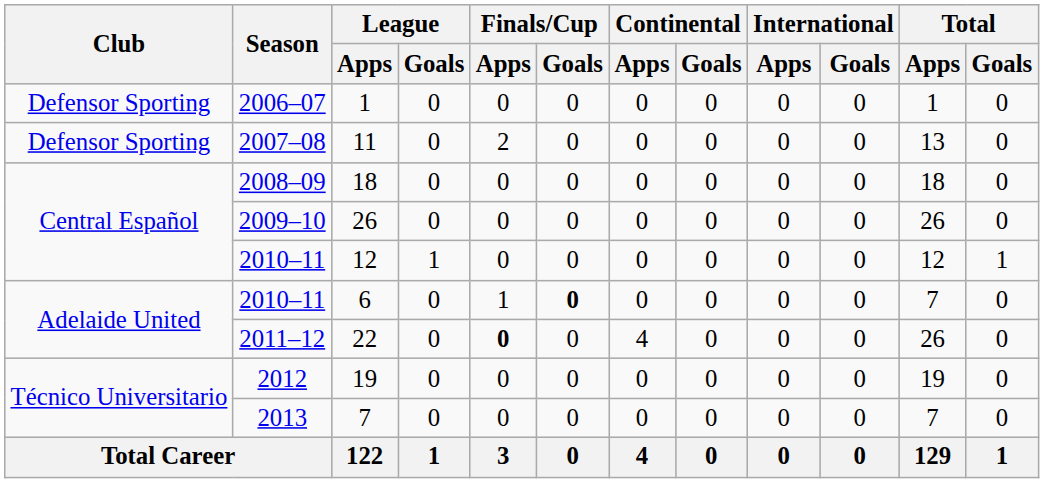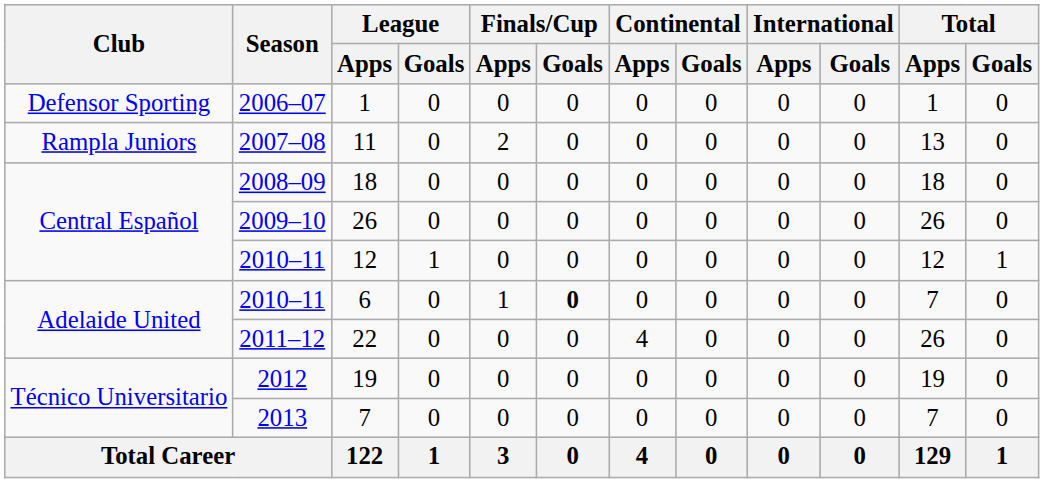(119, 142) Defensor Sporting -> (119, 142) Rampla Juniors
(503, 338) bold -> (503, 338) normal
